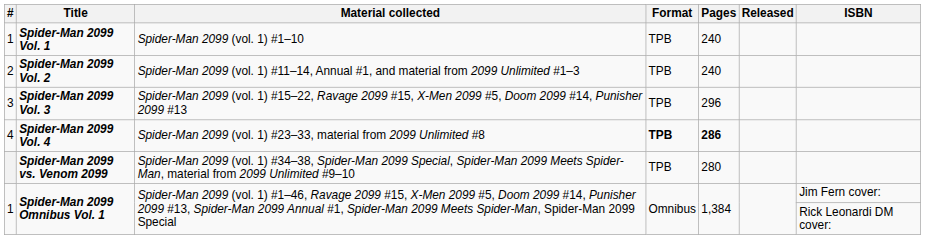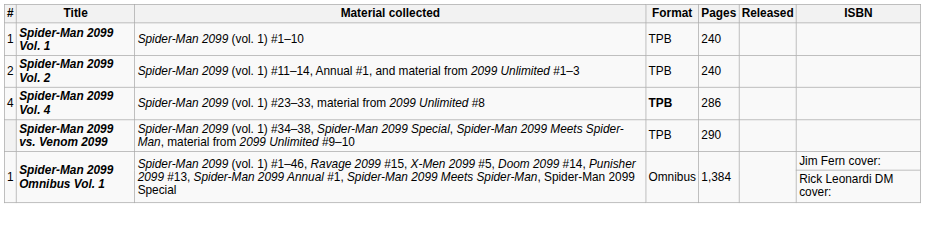- row: (66, 103)
(711, 135) bold -> (711, 103) normal
(711, 167) 280 -> (711, 135) 290
